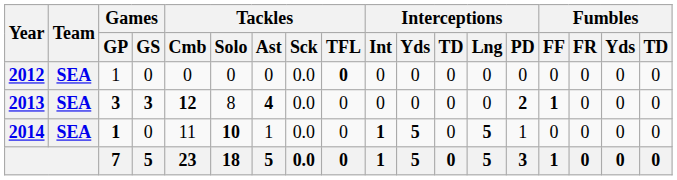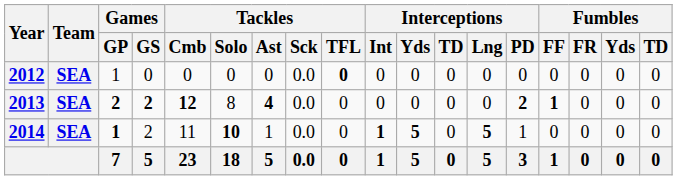(116, 103) 3 -> (116, 103) 2
(148, 103) 3 -> (148, 103) 2
(148, 132) 0 -> (148, 132) 2
